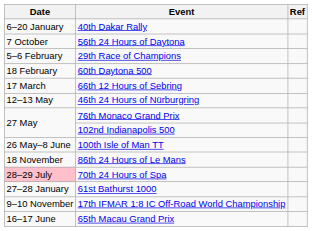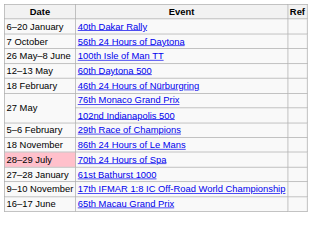rows swapped: (129, 56) <-> (121, 144)
(32, 71) 18 February -> (30, 71) 12–13 May
- row: (130, 85)
(30, 100) 12–13 May -> (32, 85) 18 February
